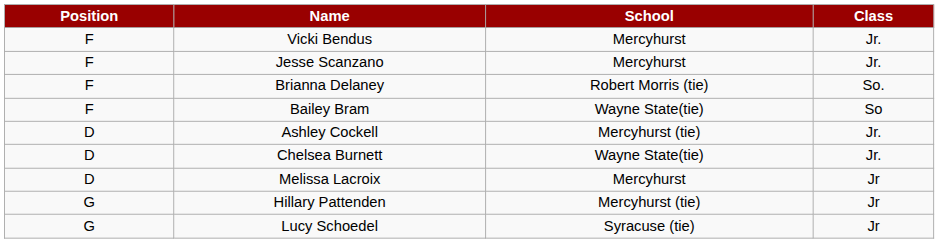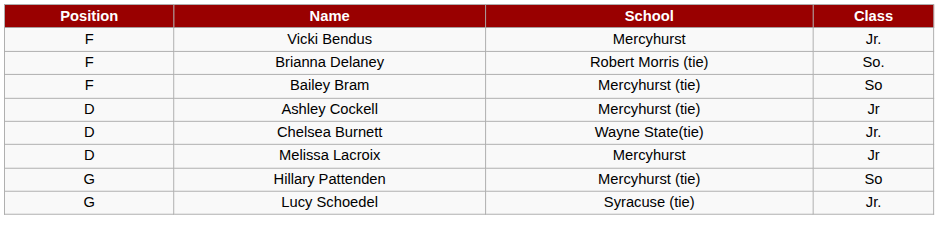- row: (330, 62)
(649, 109) Wayne State(tie) -> (649, 86) Mercyhurst (tie)
(874, 132) Jr. -> (874, 109) Jr
(874, 202) Jr -> (874, 179) So
(874, 226) Jr -> (874, 202) Jr.
